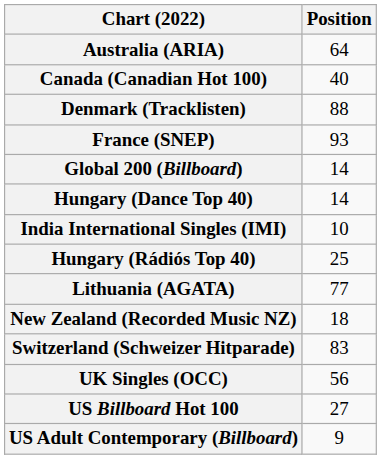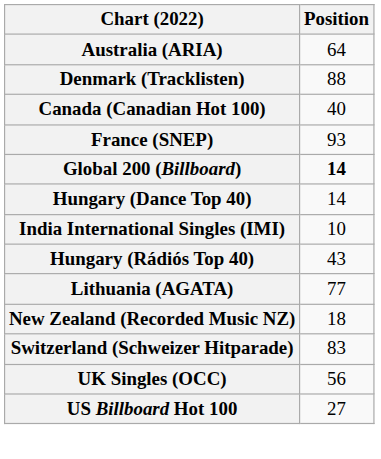rows swapped: (153, 79) <-> (153, 109)
(339, 169) normal -> (336, 169) bold
(339, 259) 25 -> (336, 259) 43
- row: (153, 438)
